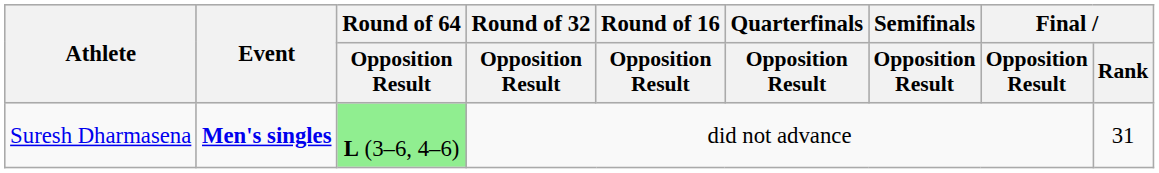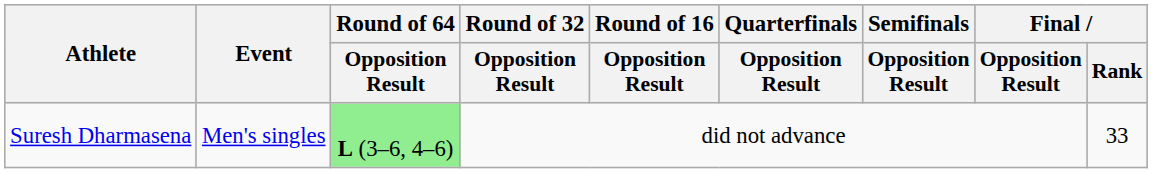(267, 135) bold -> (264, 135) normal
(1123, 135) 31 -> (1117, 135) 33
